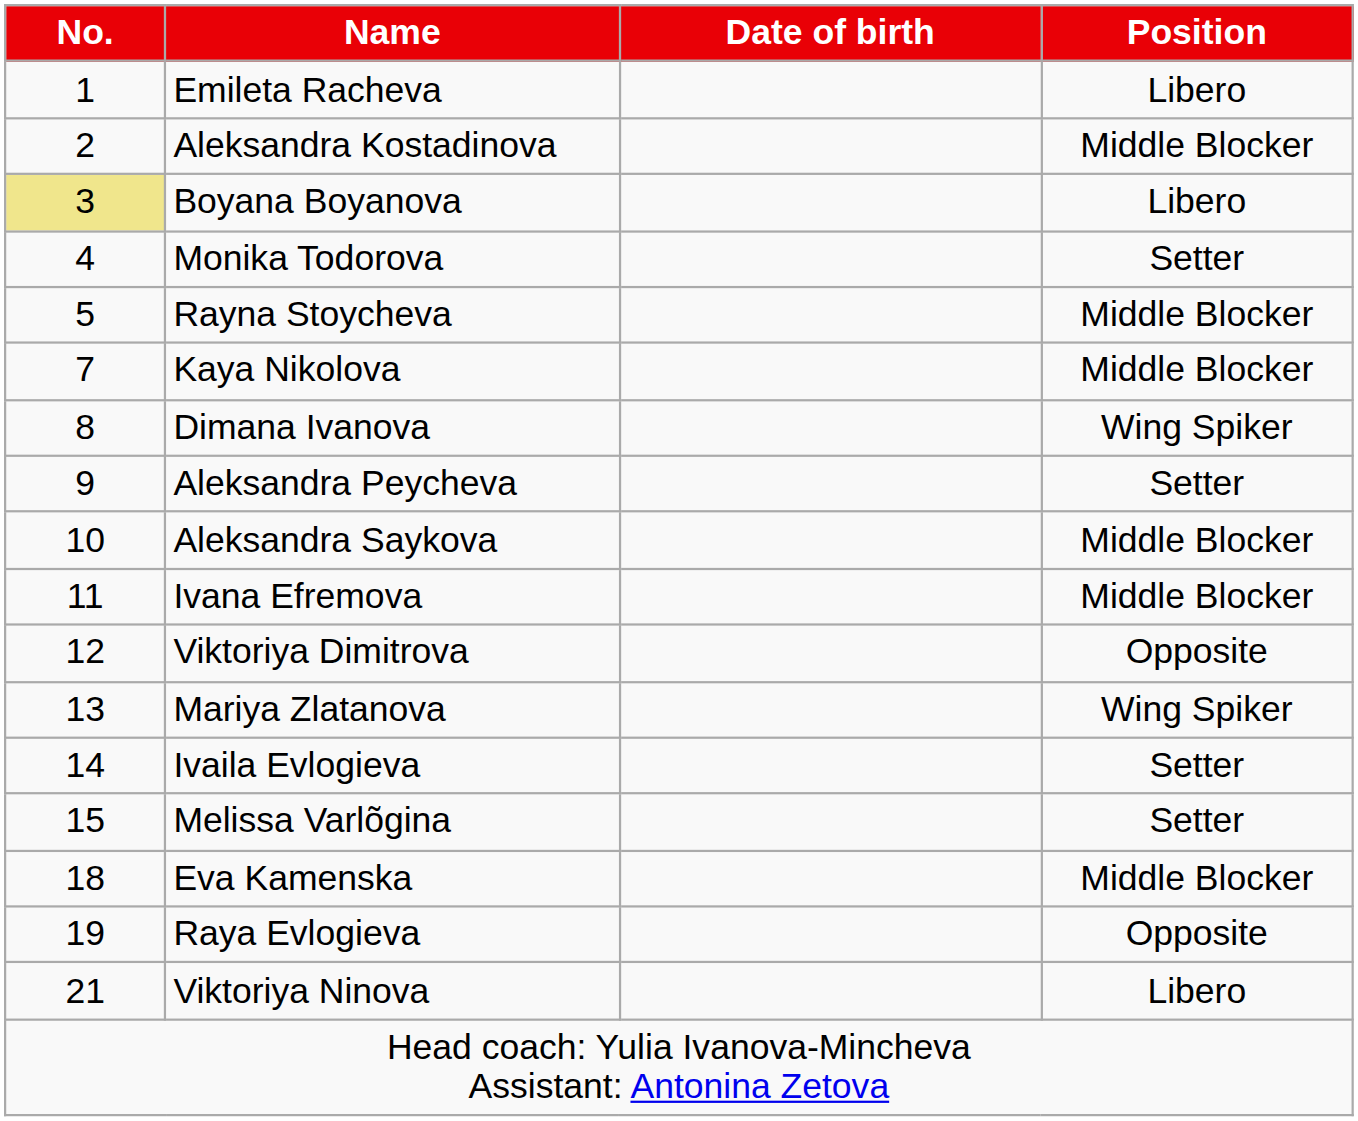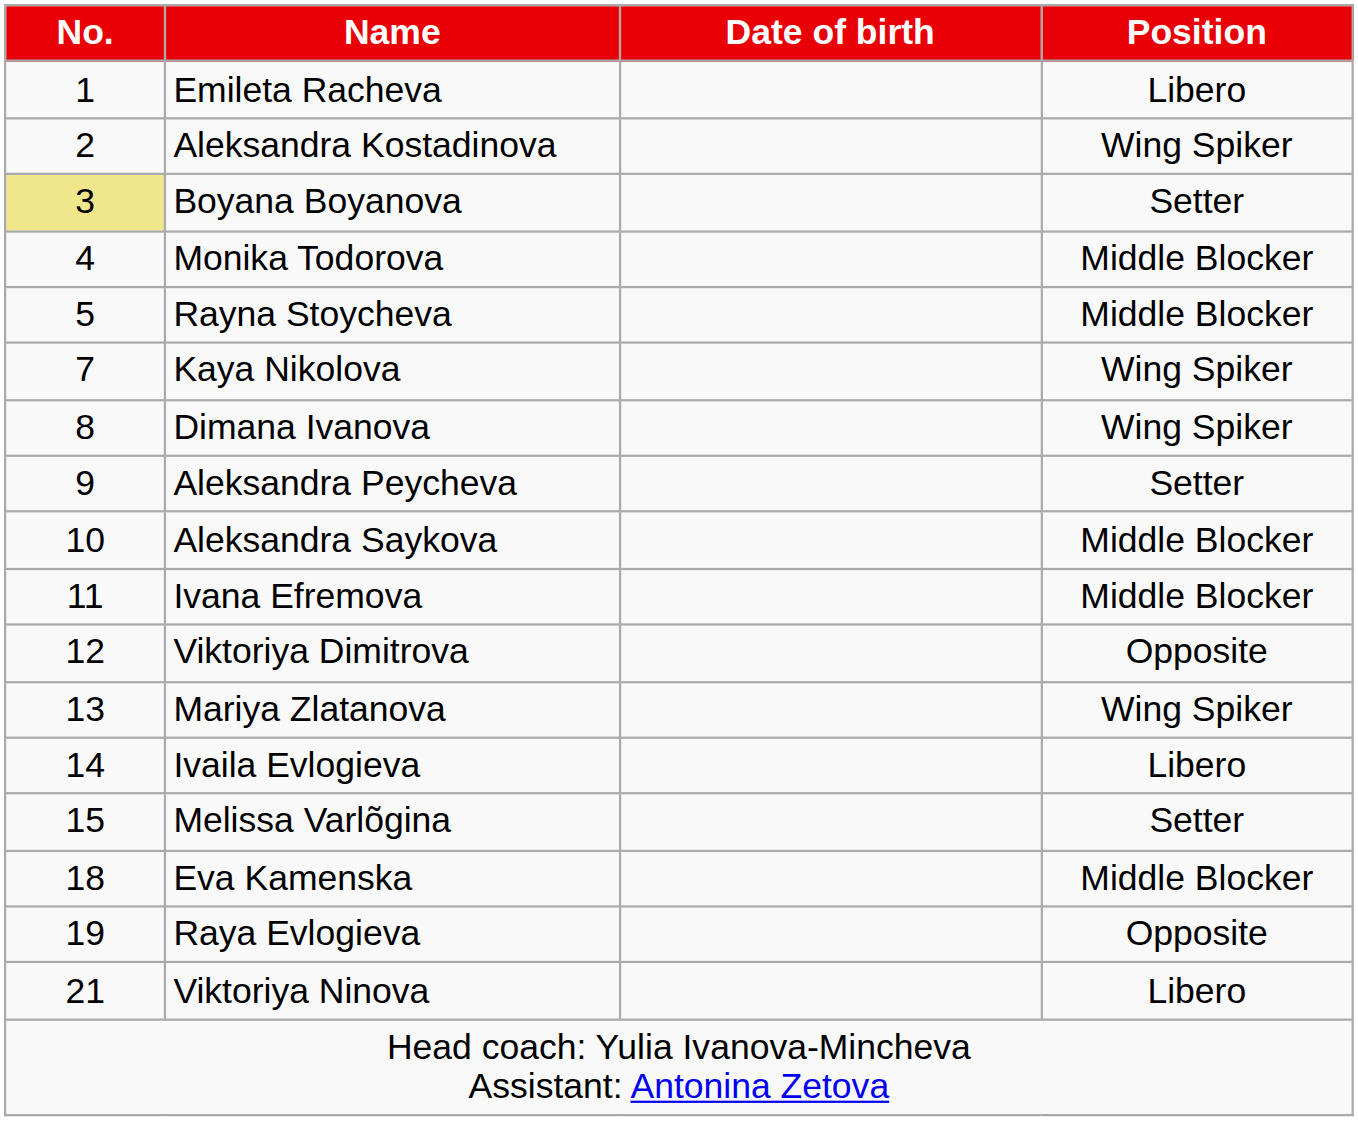(1197, 145) Middle Blocker -> (1197, 145) Wing Spiker
(1197, 201) Libero -> (1197, 201) Setter
(1197, 257) Setter -> (1197, 257) Middle Blocker
(1197, 370) Middle Blocker -> (1197, 370) Wing Spiker
(1197, 764) Setter -> (1197, 764) Libero
